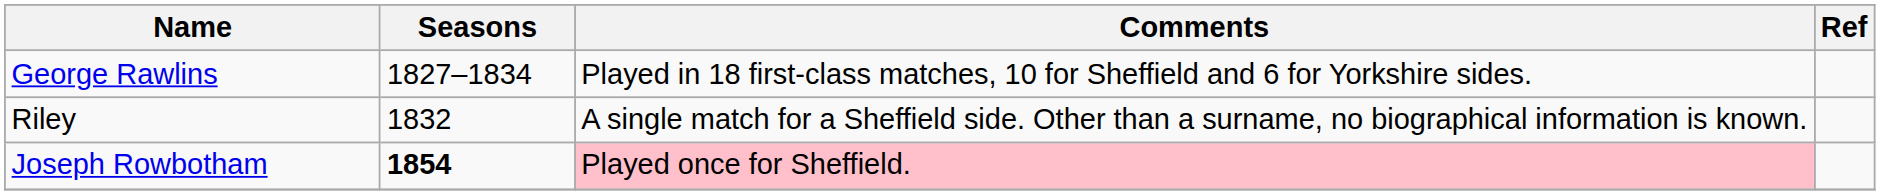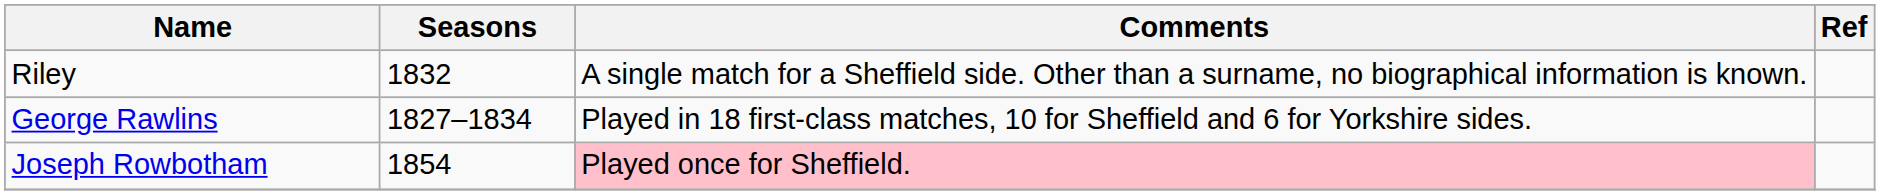rows swapped: (115, 73) <-> (44, 119)
(419, 165) bold -> (419, 165) normal
